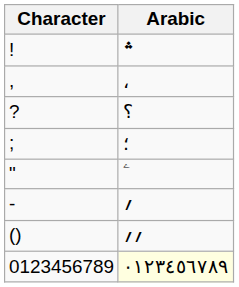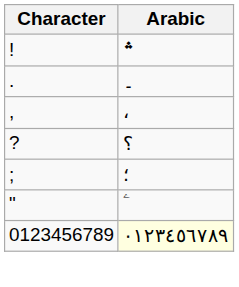+ row: (12, 81)
- row: (12, 204)
- row: (15, 235)
